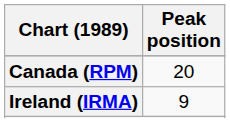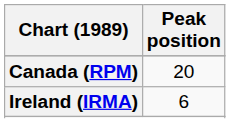(184, 101) 9 -> (184, 101) 6
